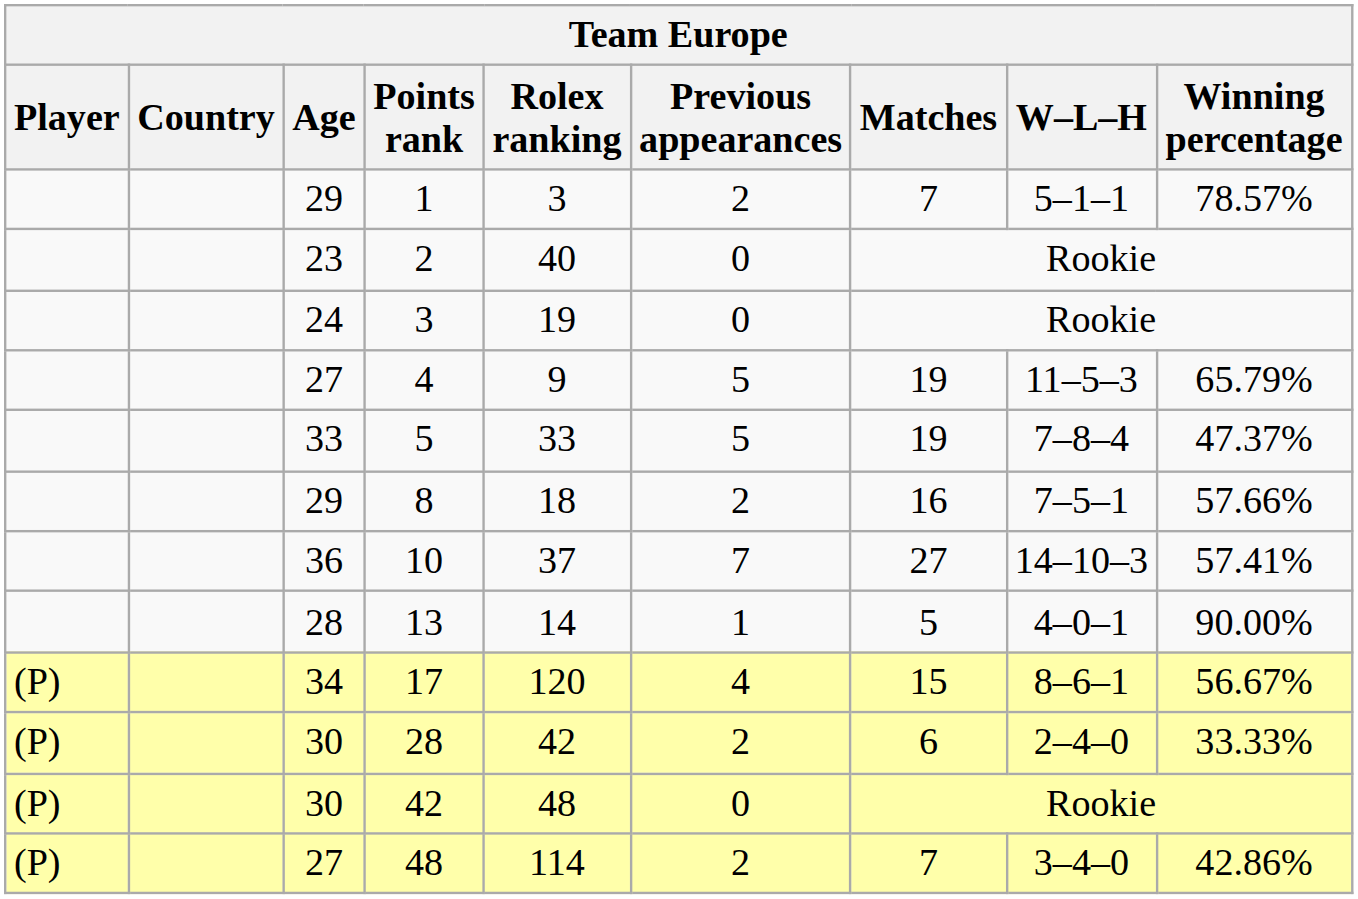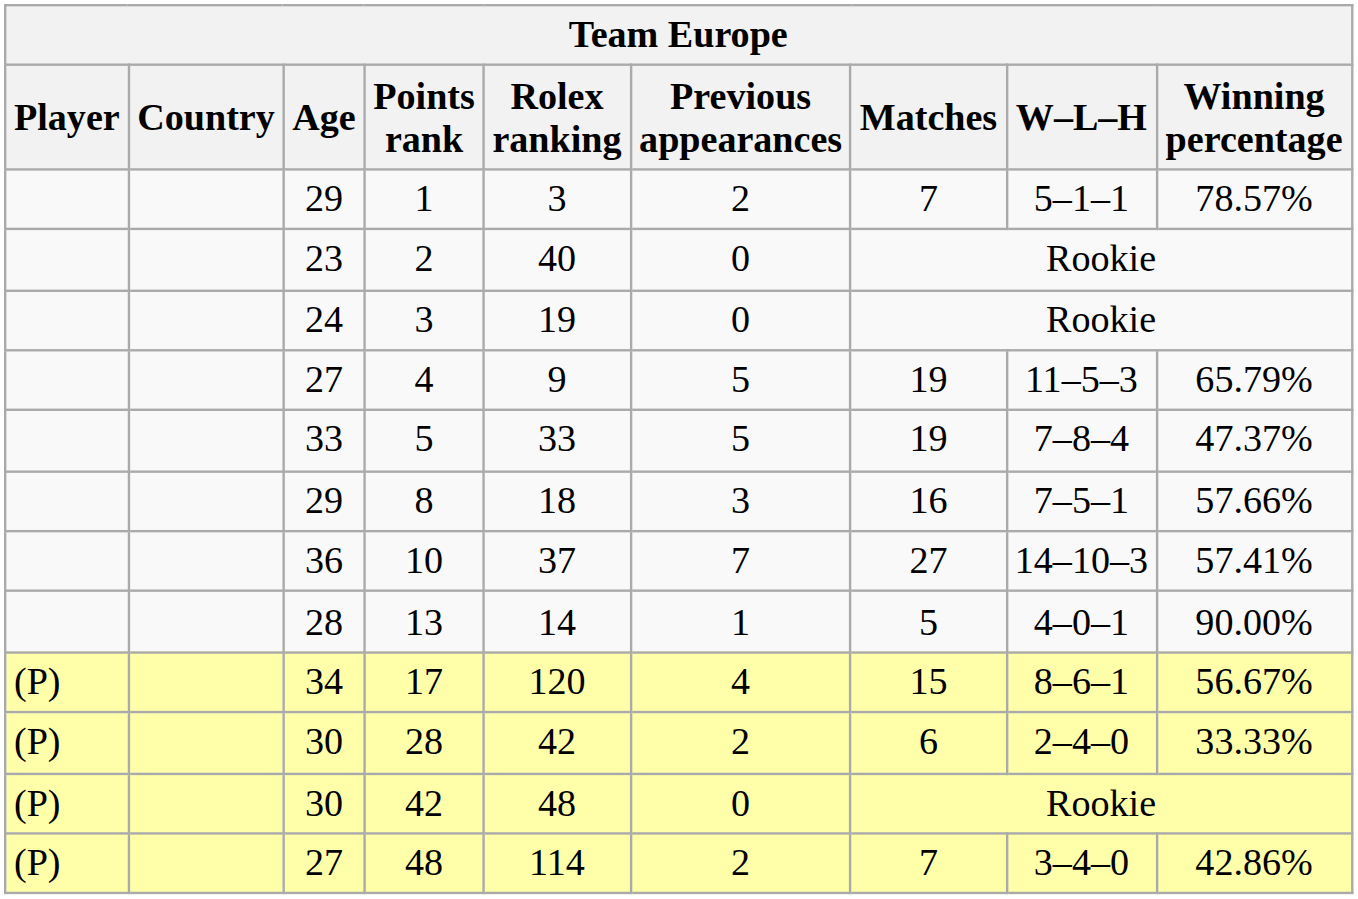(741, 500) 2 -> (741, 500) 3
